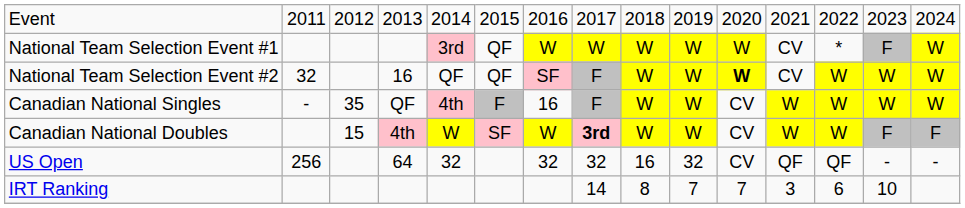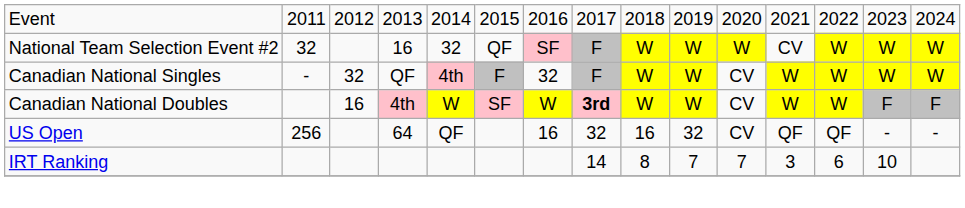- row: (144, 48)
(451, 76) QF -> (451, 48) 32
(742, 76) bold -> (742, 48) normal
(354, 105) 35 -> (354, 76) 32
(548, 105) 16 -> (548, 76) 32
(354, 133) 15 -> (354, 105) 16
(451, 161) 32 -> (451, 133) QF
(548, 161) 32 -> (548, 133) 16
